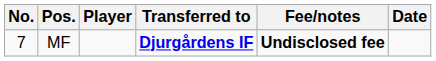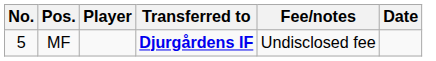(21, 42) 7 -> (21, 42) 5
(323, 42) bold -> (318, 42) normal
